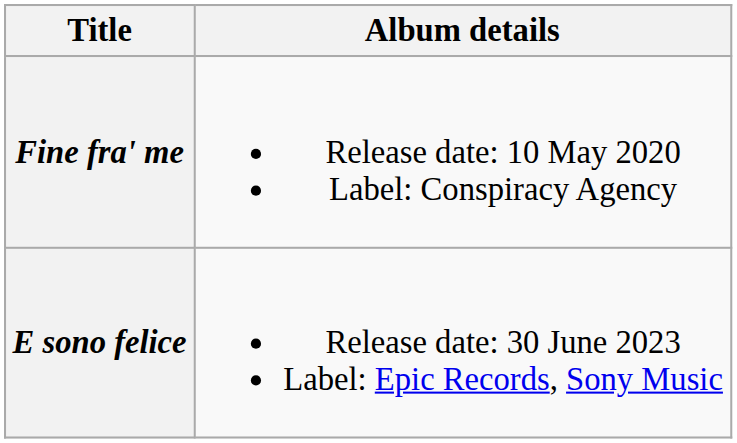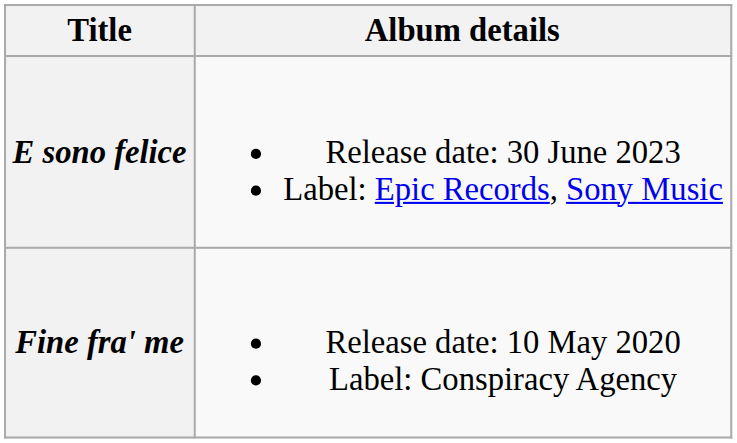rows swapped: (100, 151) <-> (100, 341)
